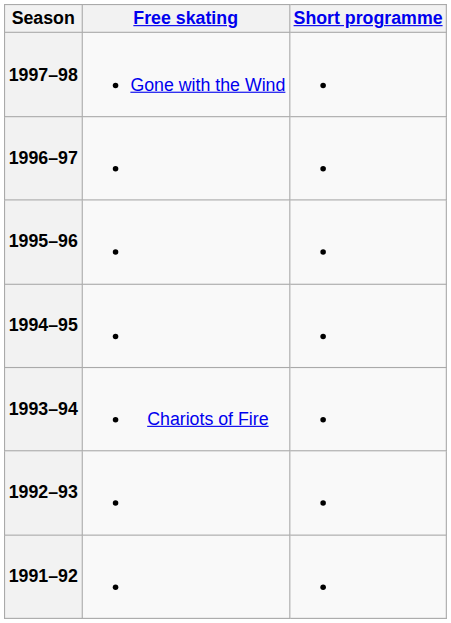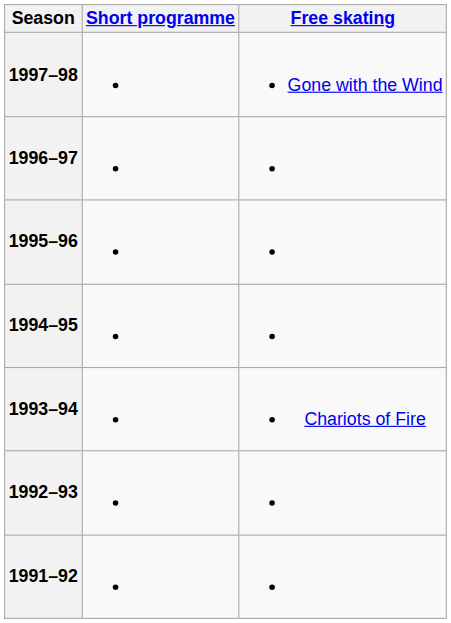columns swapped: (368, 18) <-> (186, 18)
